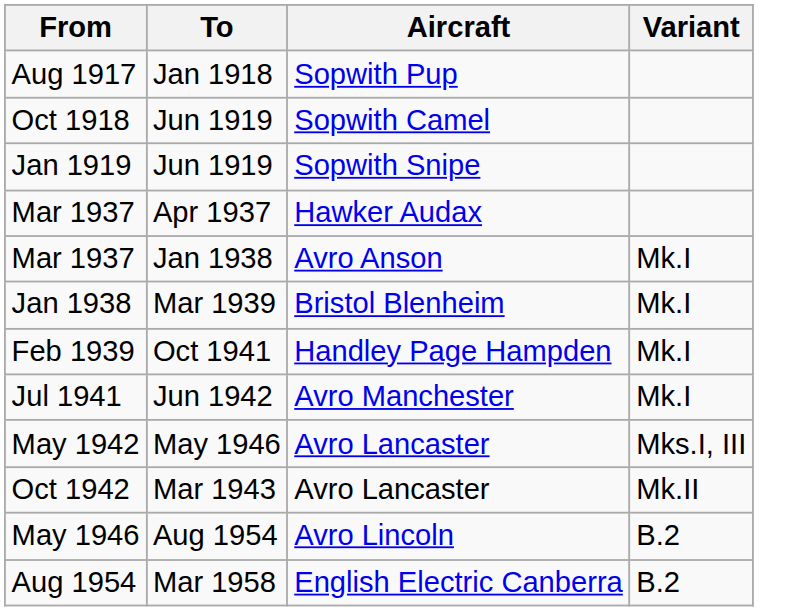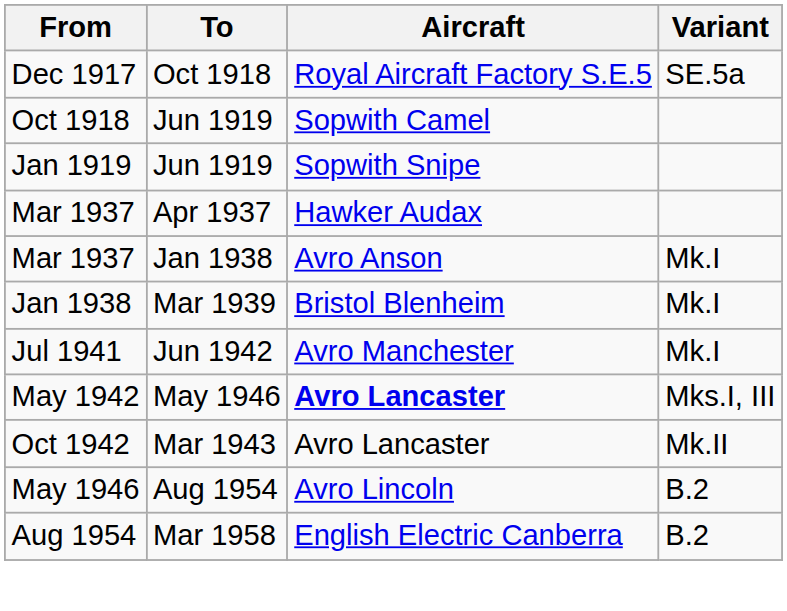- row: (74, 73)
+ row: (74, 73)
- row: (73, 350)
(392, 443) normal -> (400, 397) bold
